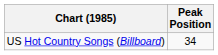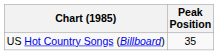(190, 41) 34 -> (190, 41) 35
